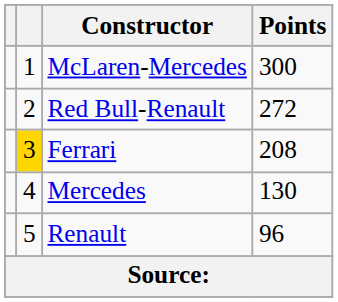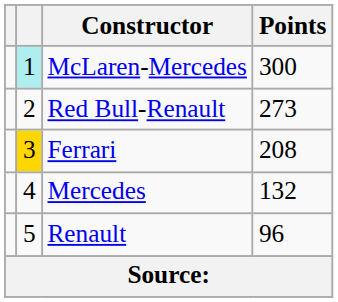(29, 66) no background -> (29, 66) paleturquoise background
(278, 108) 272 -> (278, 108) 273
(278, 191) 130 -> (278, 191) 132
